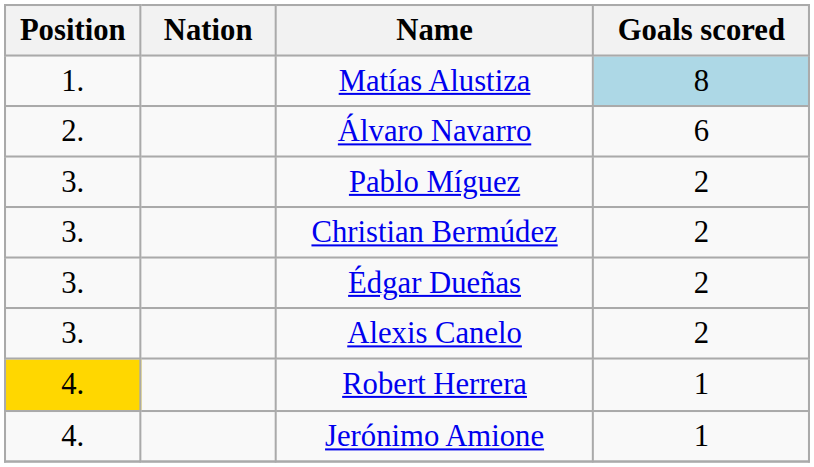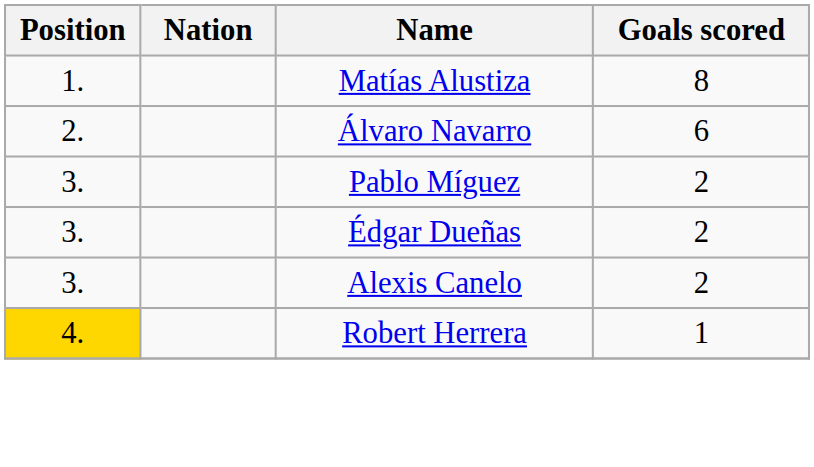(701, 80) lightblue background -> (701, 80) no background
- row: (435, 232)
- row: (435, 435)
